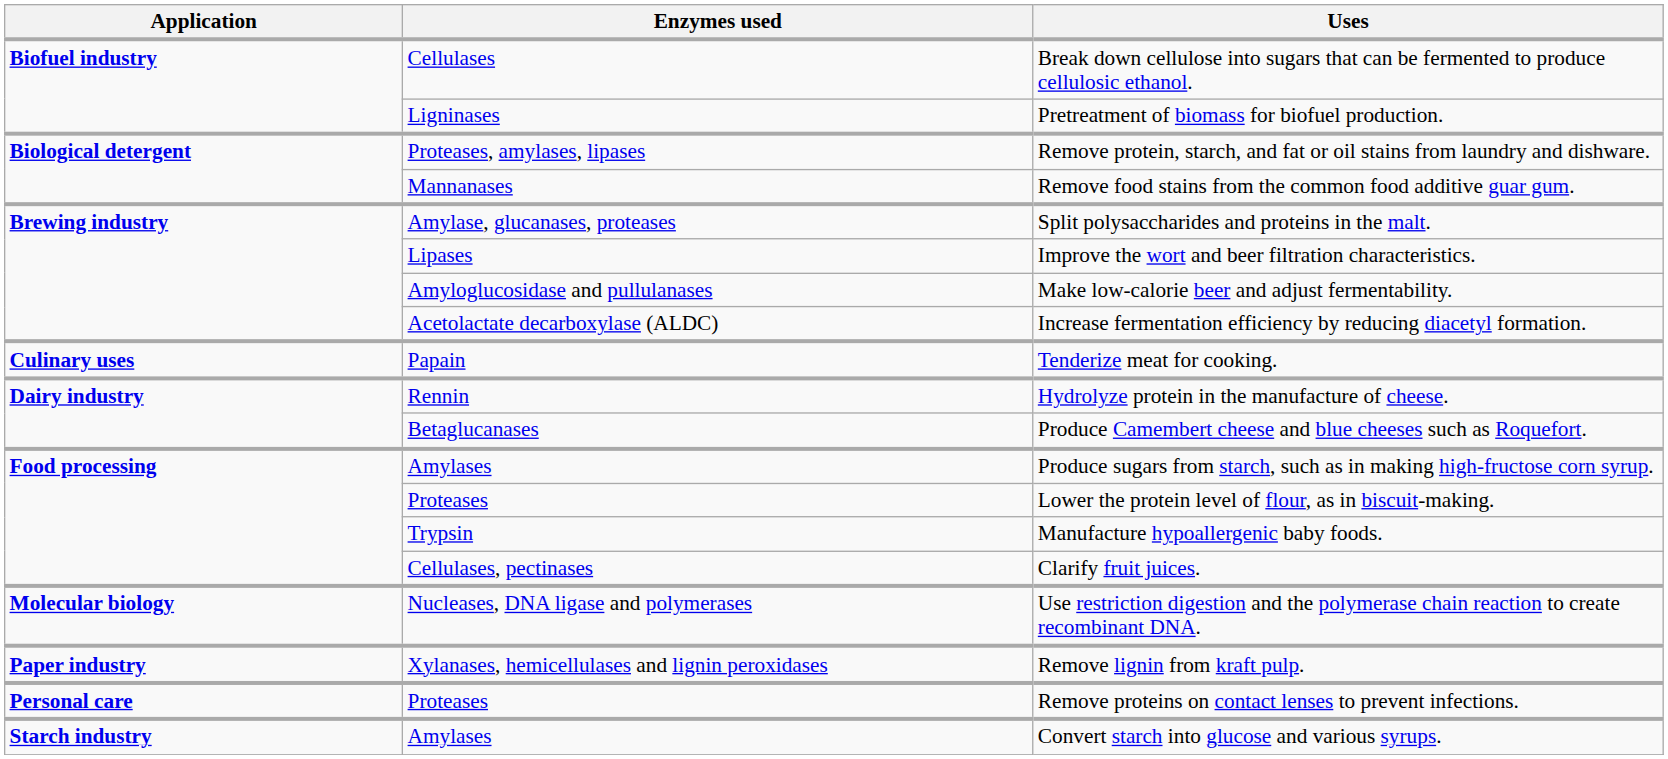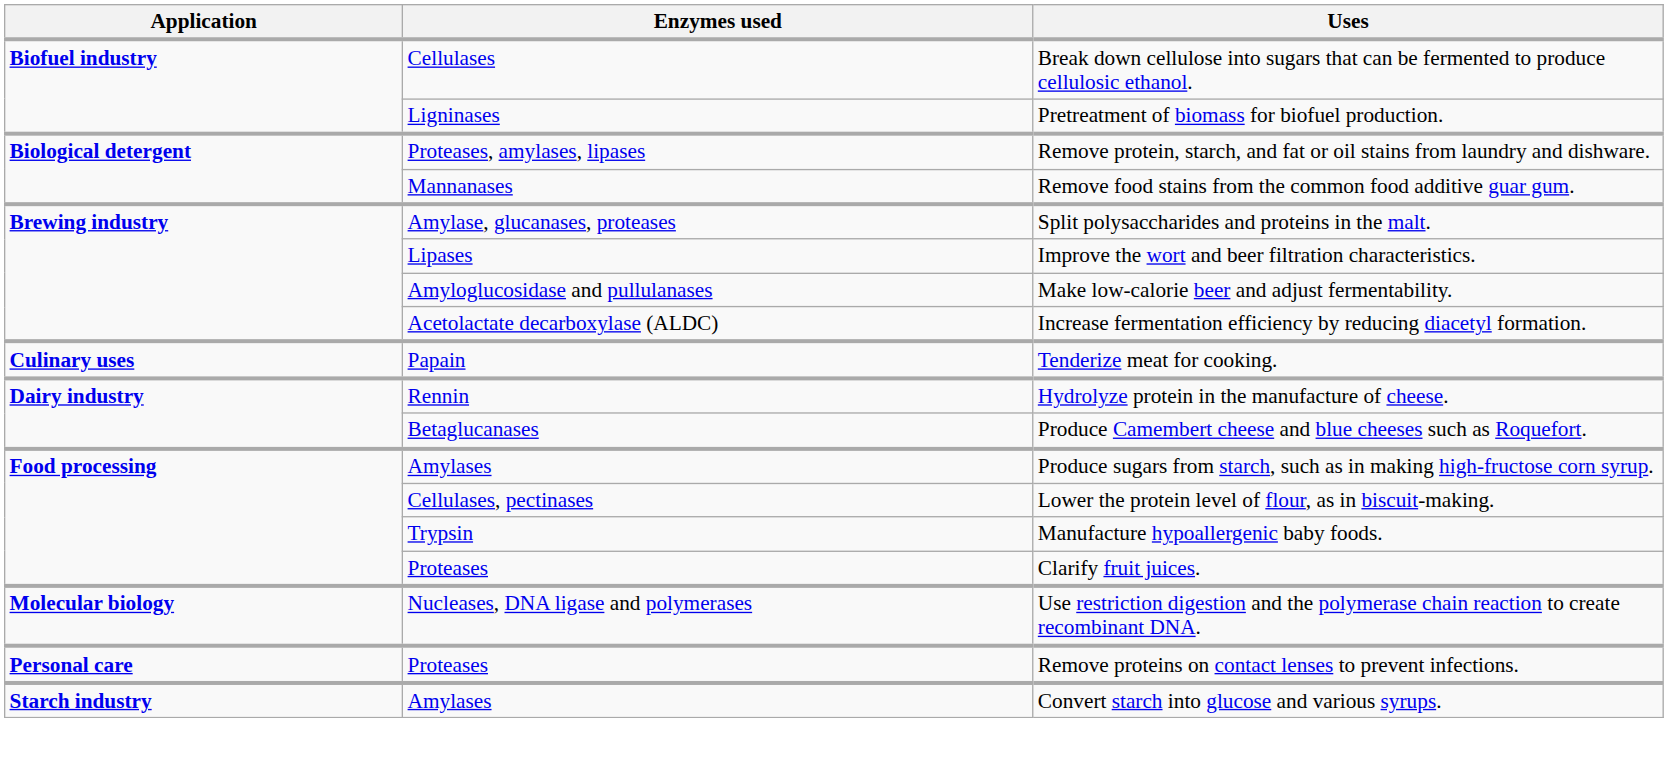(448, 500) Proteases -> (500, 500) Cellulases, pectinases
(500, 567) Cellulases, pectinases -> (448, 567) Proteases
- row: (1171, 664)
